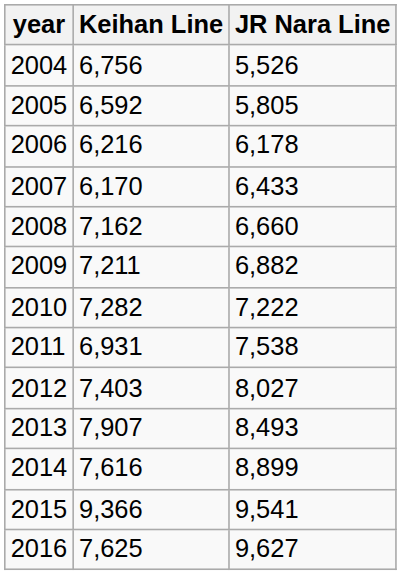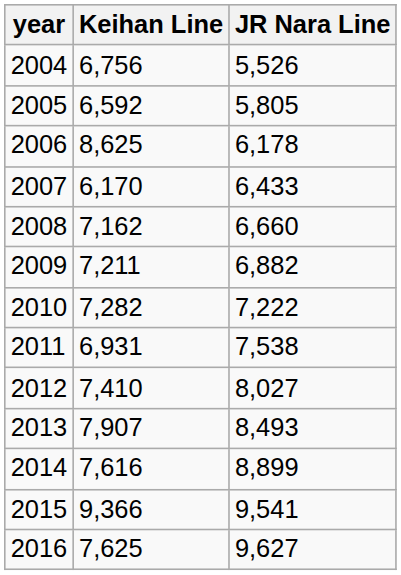(111, 145) 6,216 -> (111, 145) 8,625
(111, 387) 7,403 -> (111, 387) 7,410
